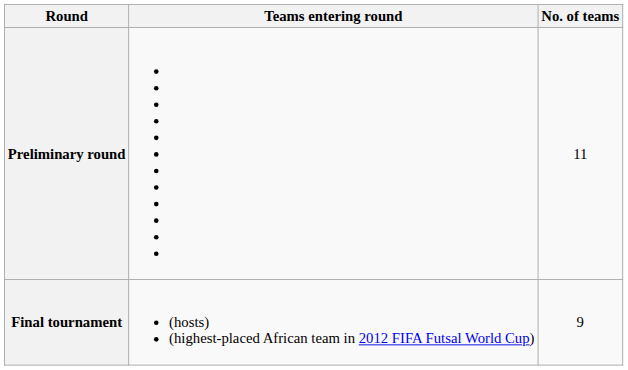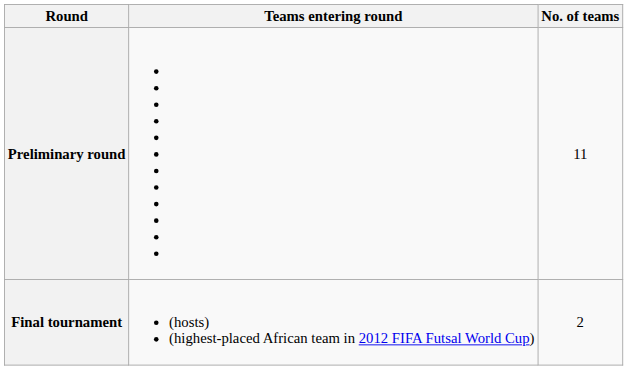(580, 322) 9 -> (580, 322) 2
